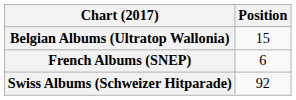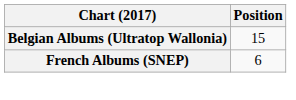- row: (120, 83)
